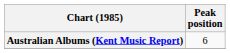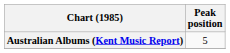(205, 40) 6 -> (205, 40) 5
